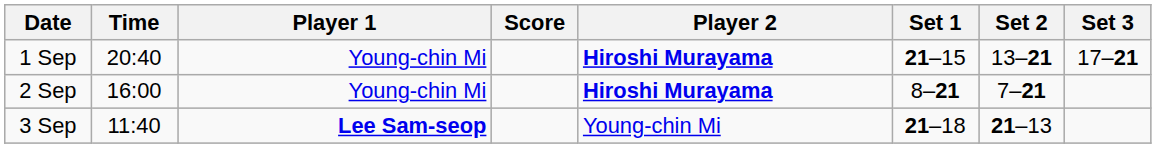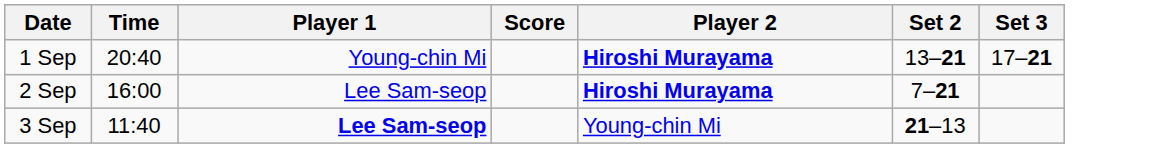- column: (935, 22)
(417, 92) Young-chin Mi -> (415, 92) Lee Sam-seop
